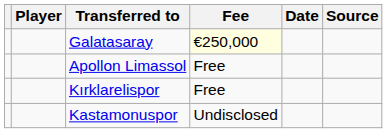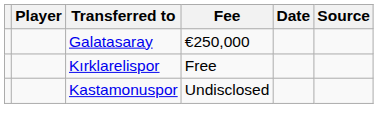(226, 41) lightyellow background -> (217, 41) no background
- row: (128, 66)
